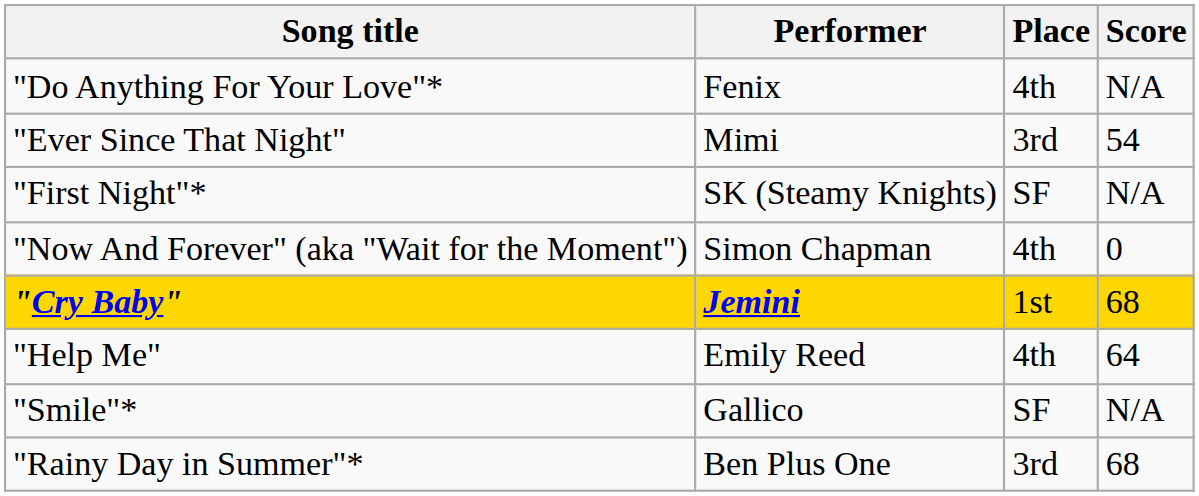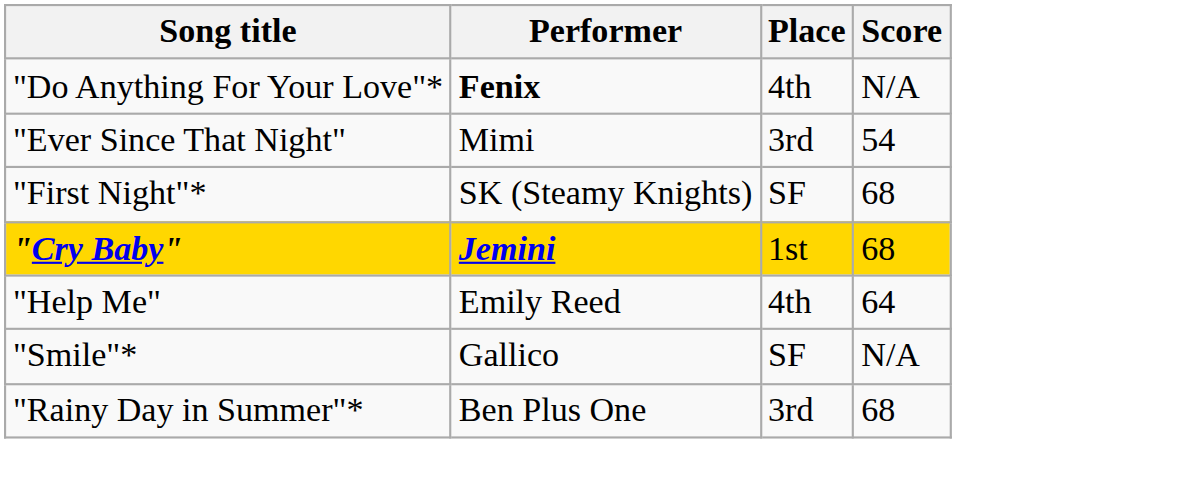(742, 85) normal -> (500, 85) bold
(1135, 193) N/A -> (878, 193) 68
- row: (350, 247)
